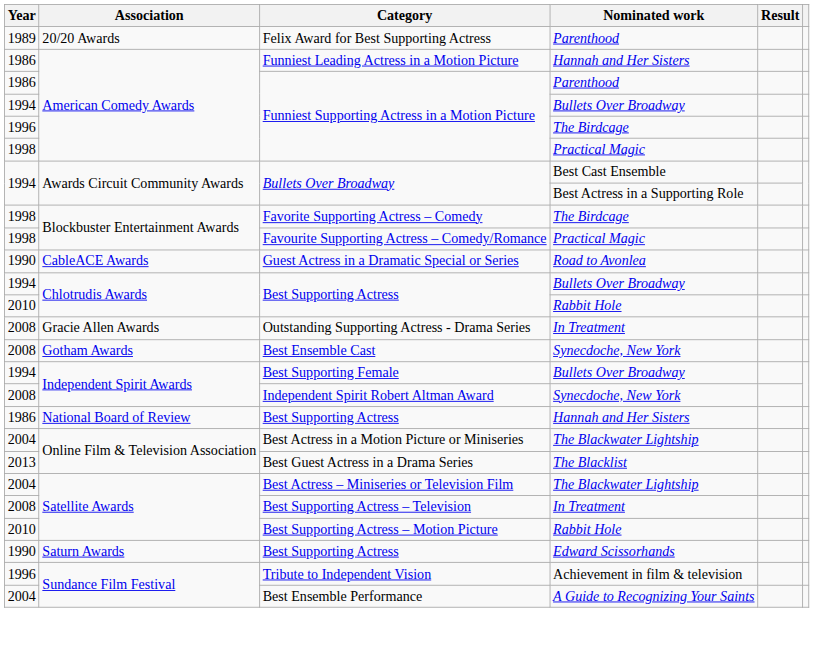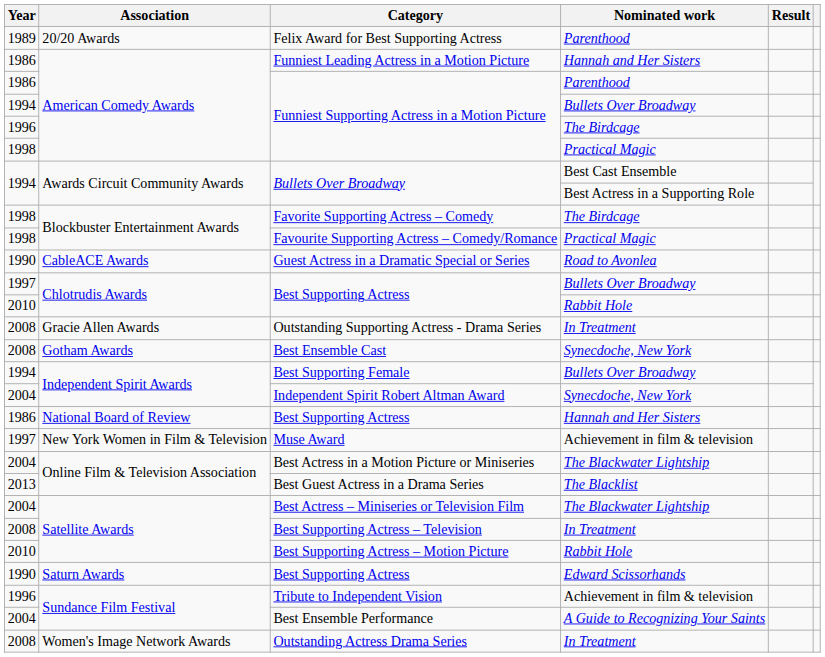(22, 283) 1994 -> (22, 283) 1997
(22, 395) 2008 -> (22, 395) 2004
+ row: (309, 439)
+ row: (370, 640)
